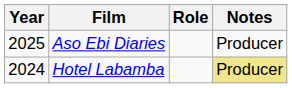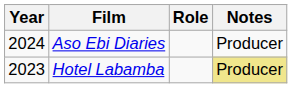(27, 43) 2025 -> (27, 43) 2024
(27, 69) 2024 -> (27, 69) 2023
